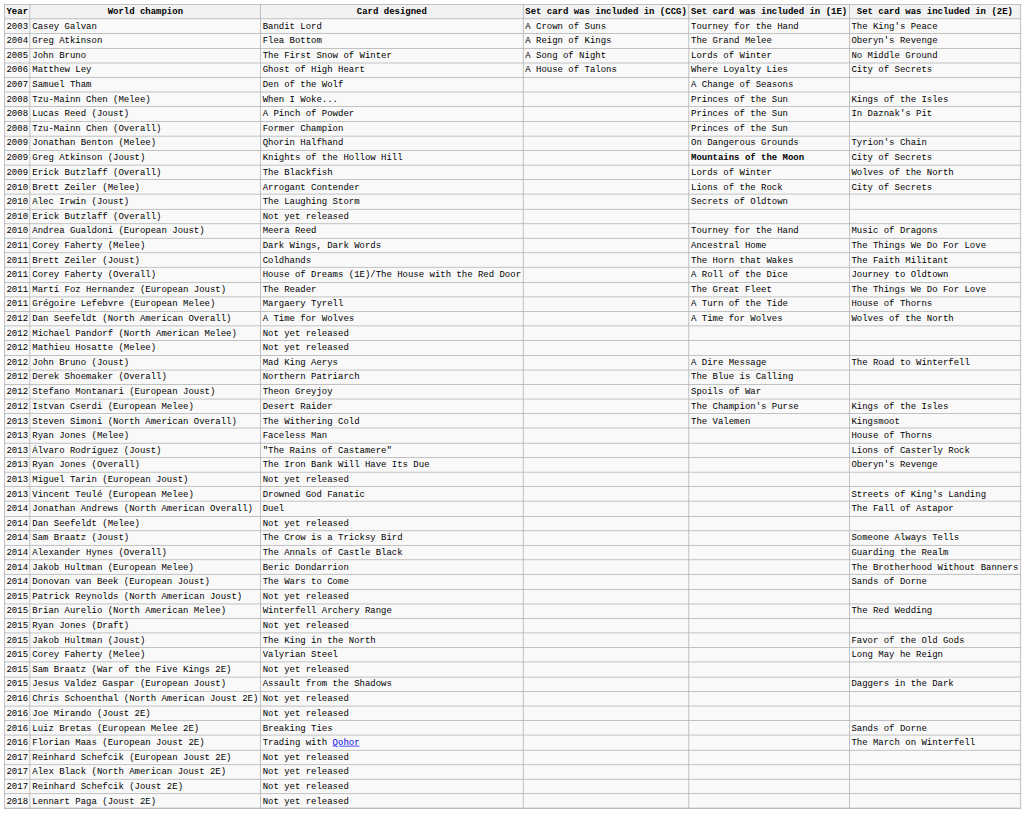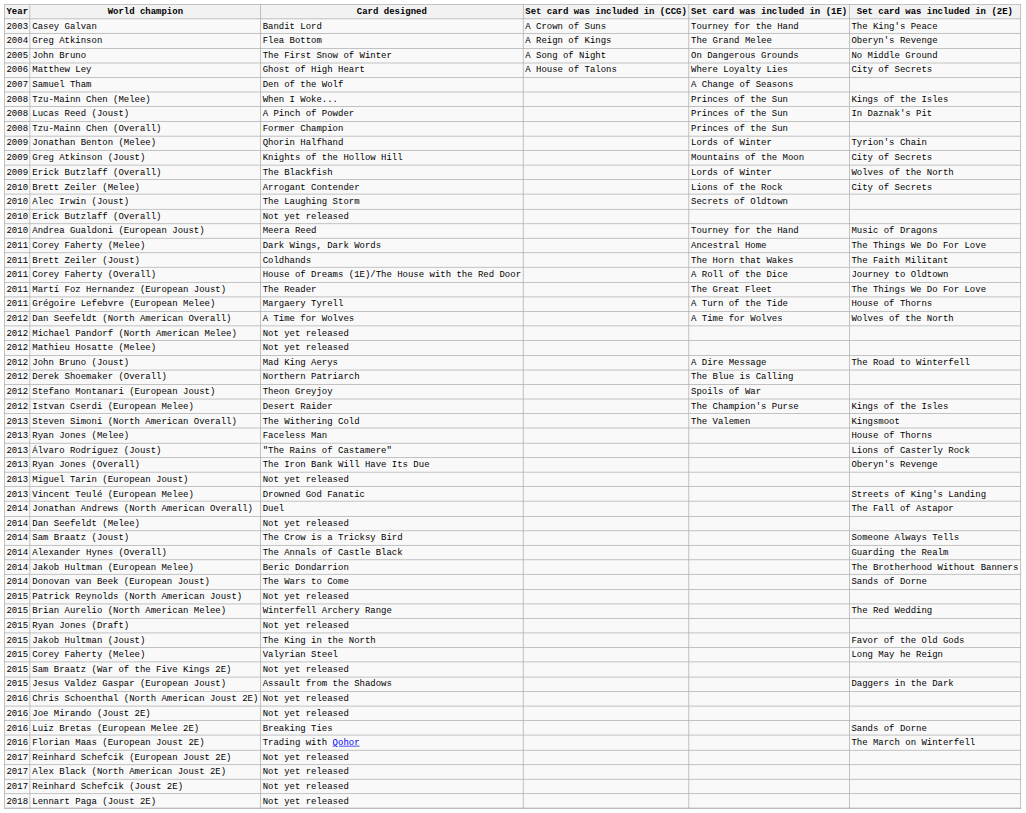(731, 56) Lords of Winter -> (745, 56) On Dangerous Grounds
(745, 143) On Dangerous Grounds -> (731, 143) Lords of Winter
(748, 158) bold -> (748, 158) normal
